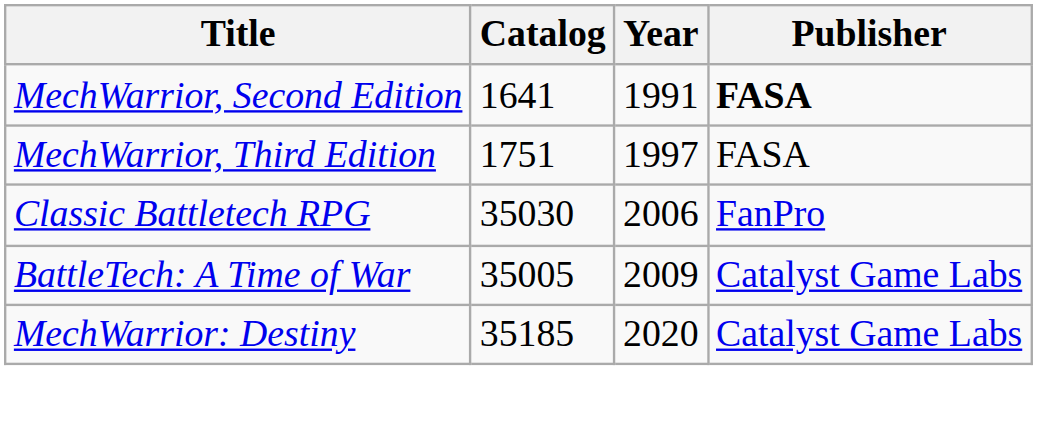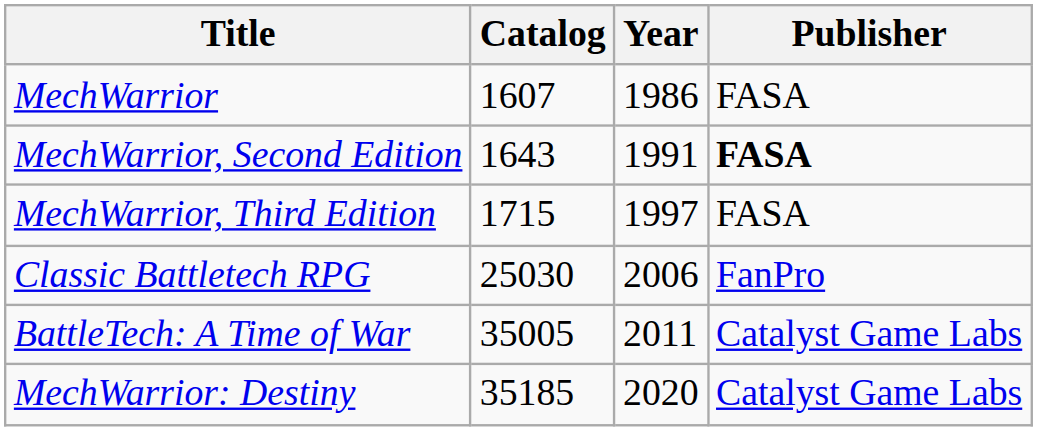+ row: (116, 94)
(518, 94) 1641 -> (518, 154) 1643
(518, 154) 1751 -> (518, 214) 1715
(527, 214) 35030 -> (527, 273) 25030
(661, 273) 2009 -> (660, 333) 2011
